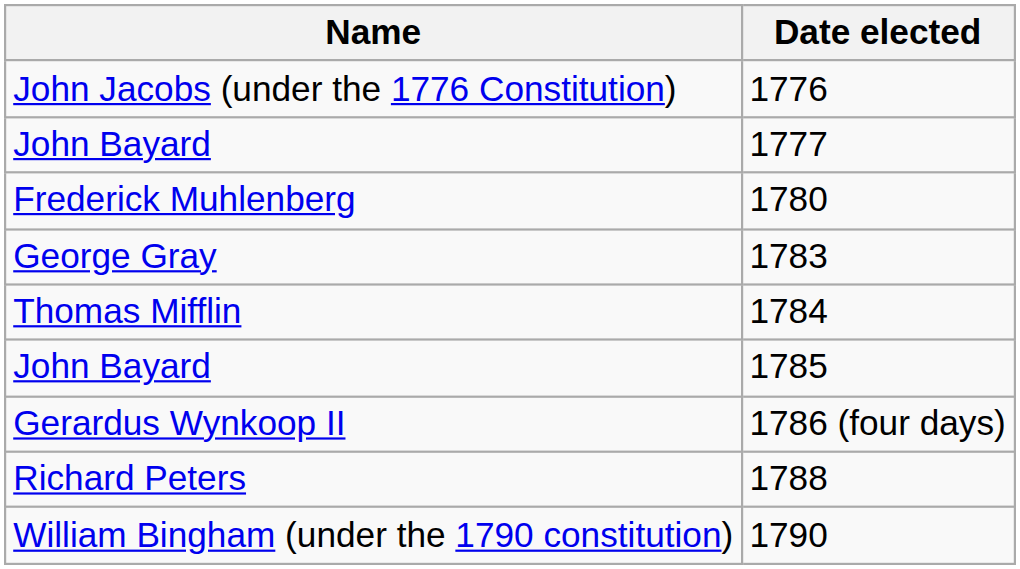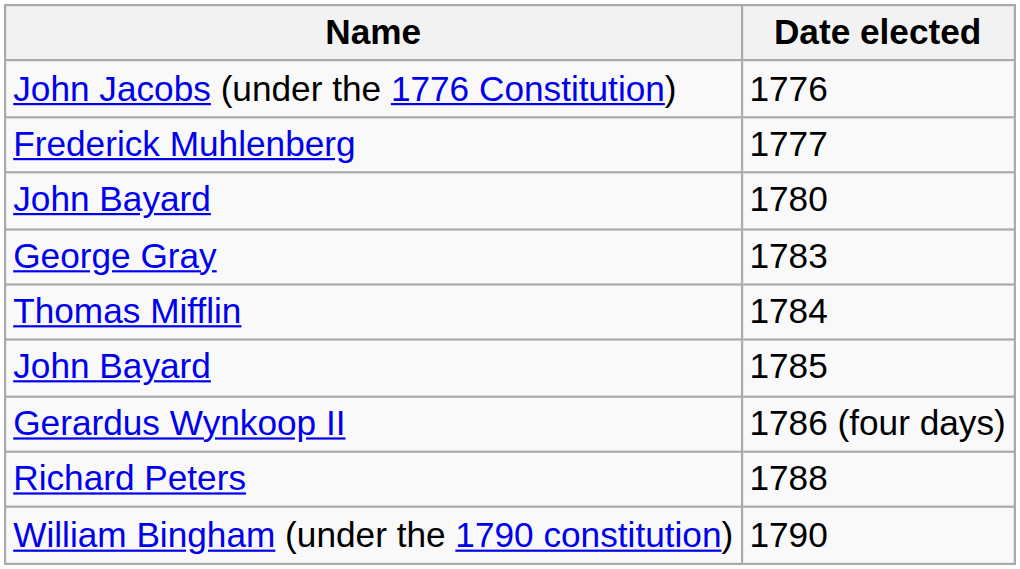(112, 144) John Bayard -> (184, 144) Frederick Muhlenberg
(184, 199) Frederick Muhlenberg -> (112, 199) John Bayard
